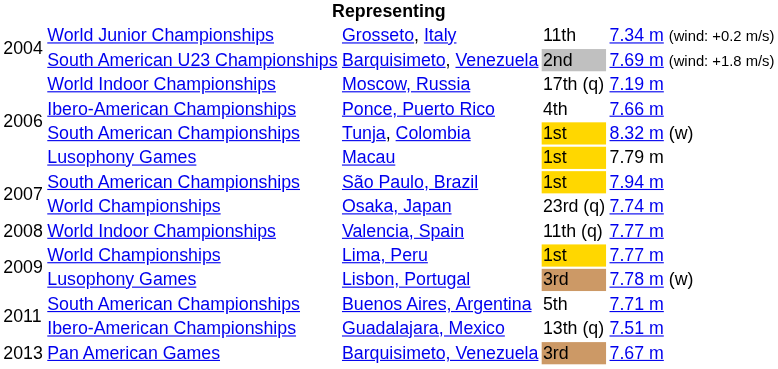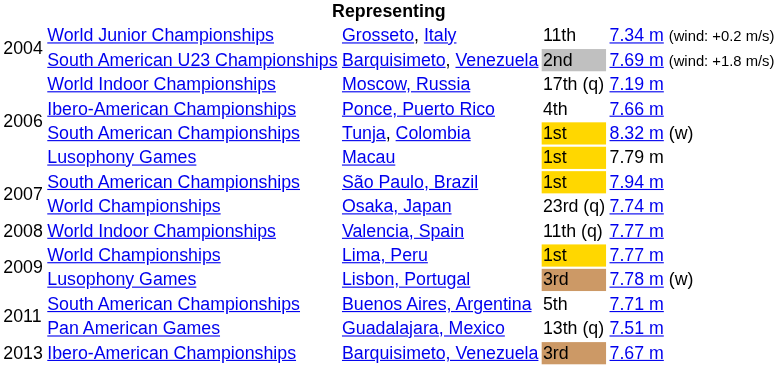(172, 328) Ibero-American Championships -> (134, 328) Pan American Games
(134, 353) Pan American Games -> (172, 353) Ibero-American Championships
